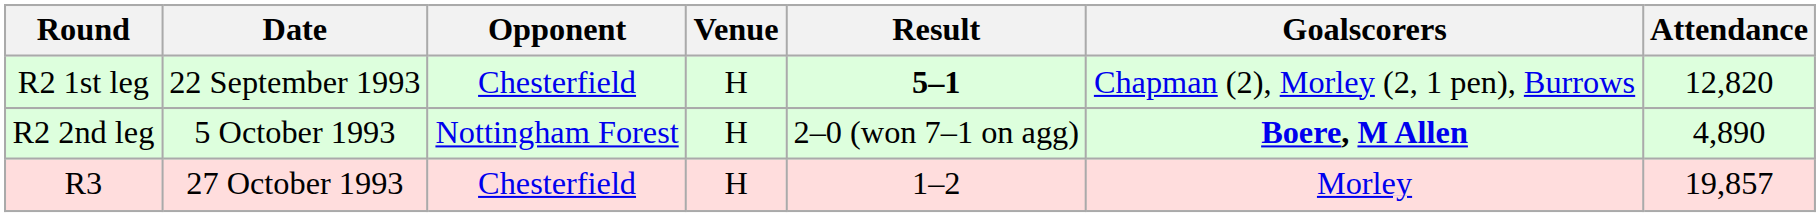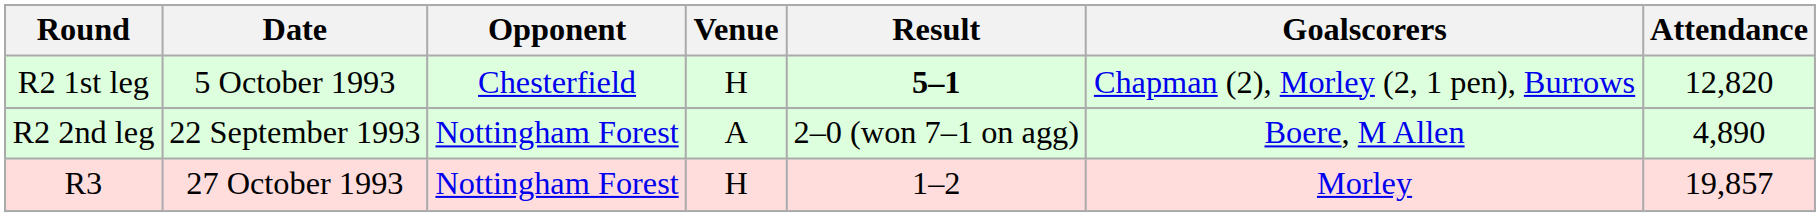(295, 81) 22 September 1993 -> (295, 81) 5 October 1993
(295, 132) 5 October 1993 -> (295, 132) 22 September 1993
(736, 132) H -> (736, 132) A
(1365, 132) bold -> (1365, 132) normal
(557, 183) Chesterfield -> (557, 183) Nottingham Forest
